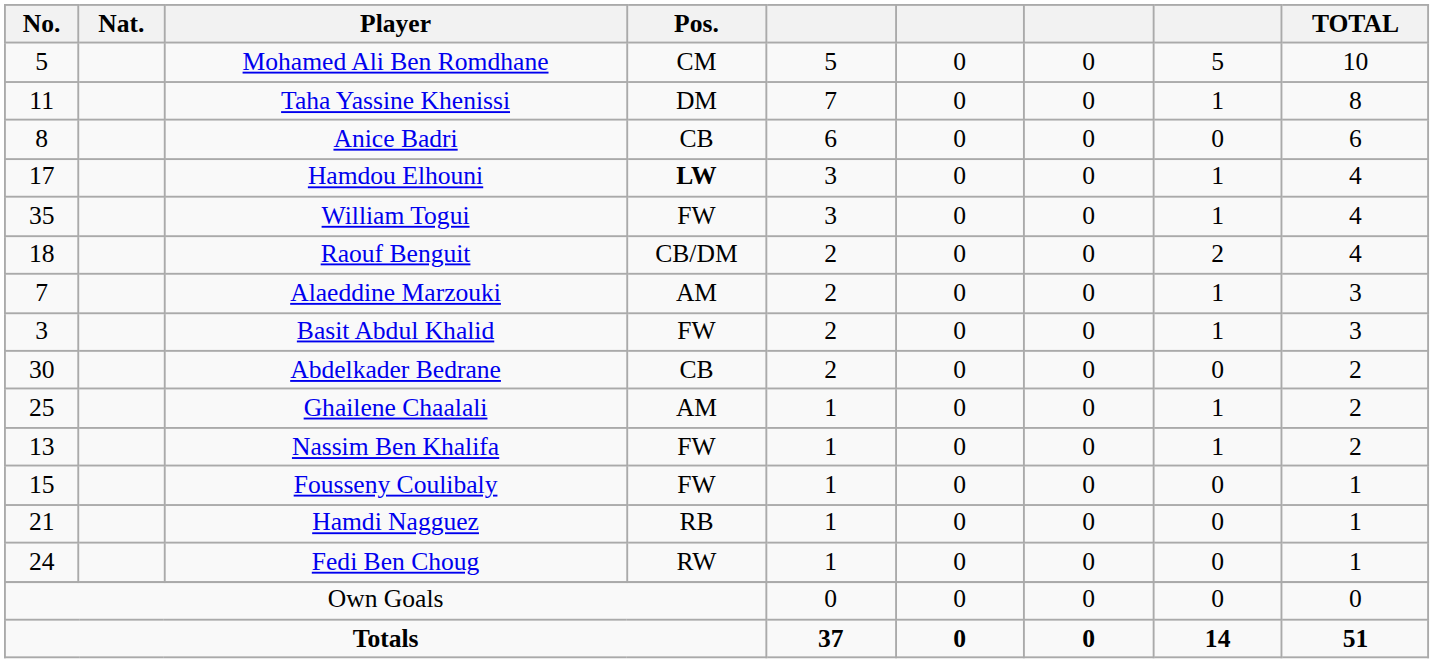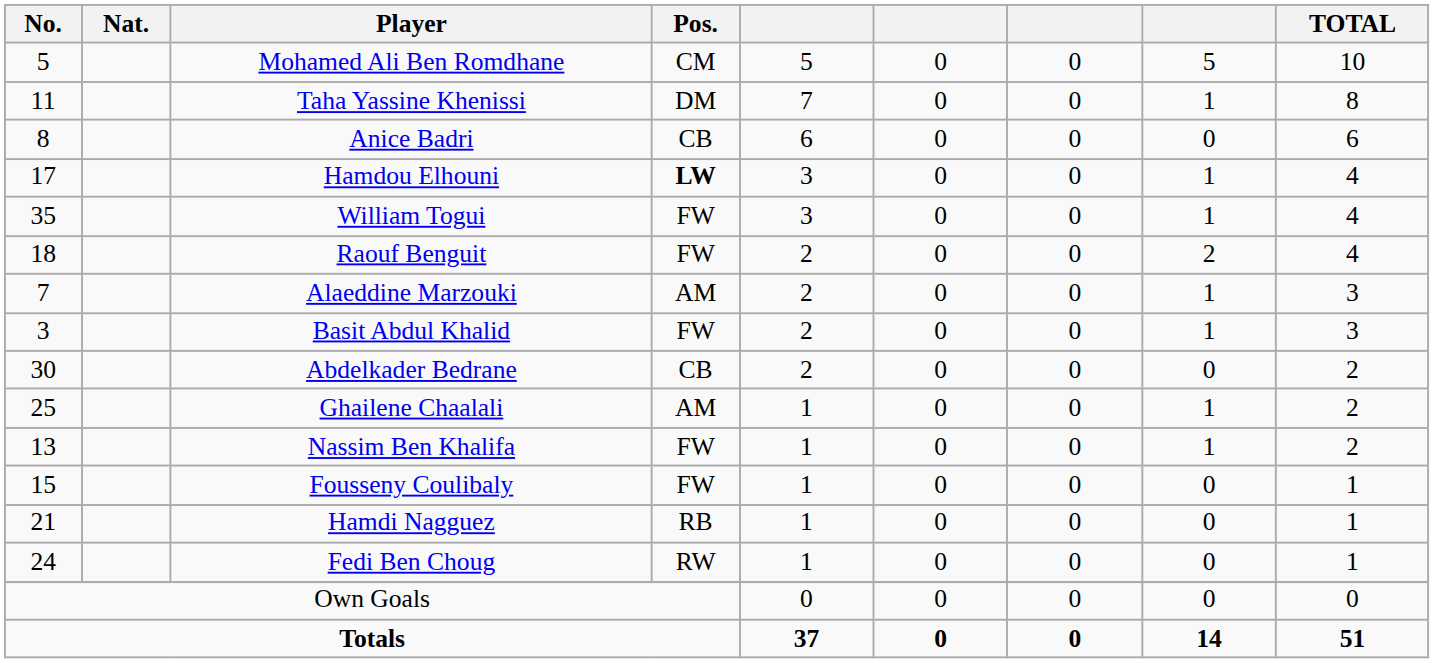(696, 253) CB/DM -> (696, 253) FW
